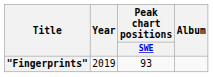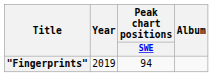(146, 64) 93 -> (146, 64) 94
